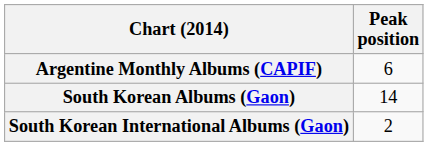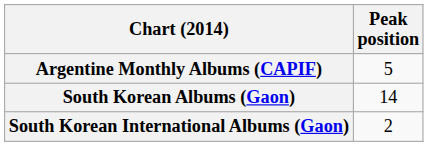(388, 68) 6 -> (388, 68) 5
